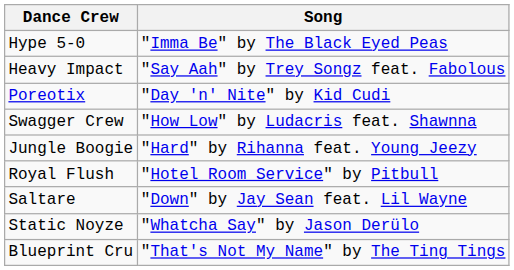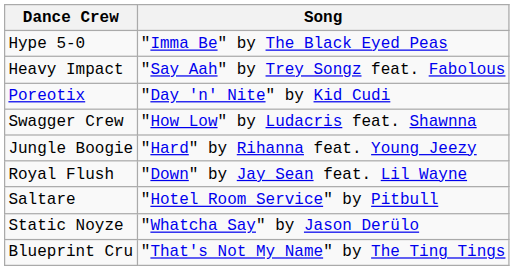(290, 174) "Hotel Room Service" by Pitbull -> (304, 174) "Down" by Jay Sean feat. Lil Wayne
(304, 200) "Down" by Jay Sean feat. Lil Wayne -> (290, 200) "Hotel Room Service" by Pitbull
